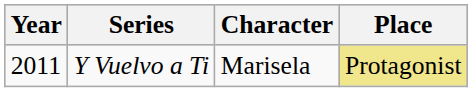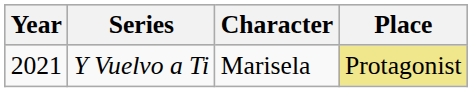(36, 65) 2011 -> (36, 65) 2021
